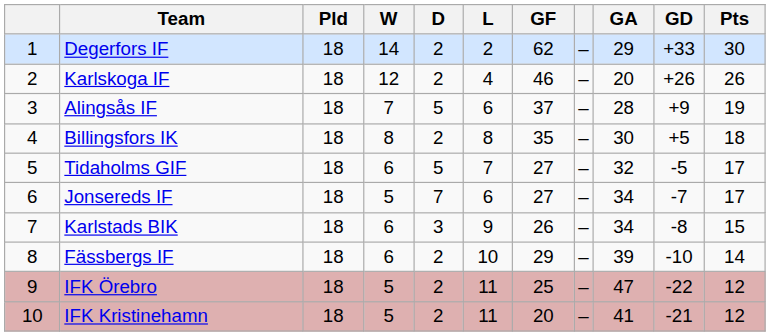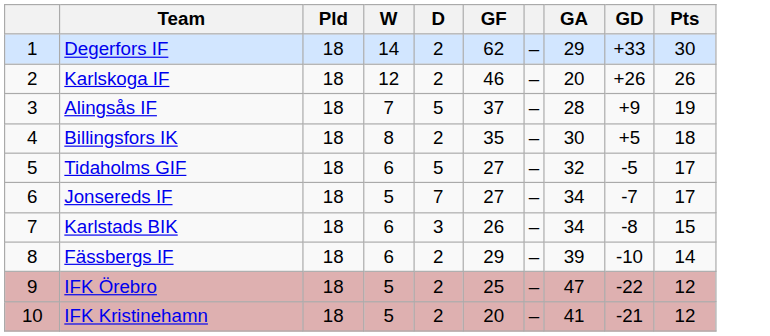- column: (488, 19)
